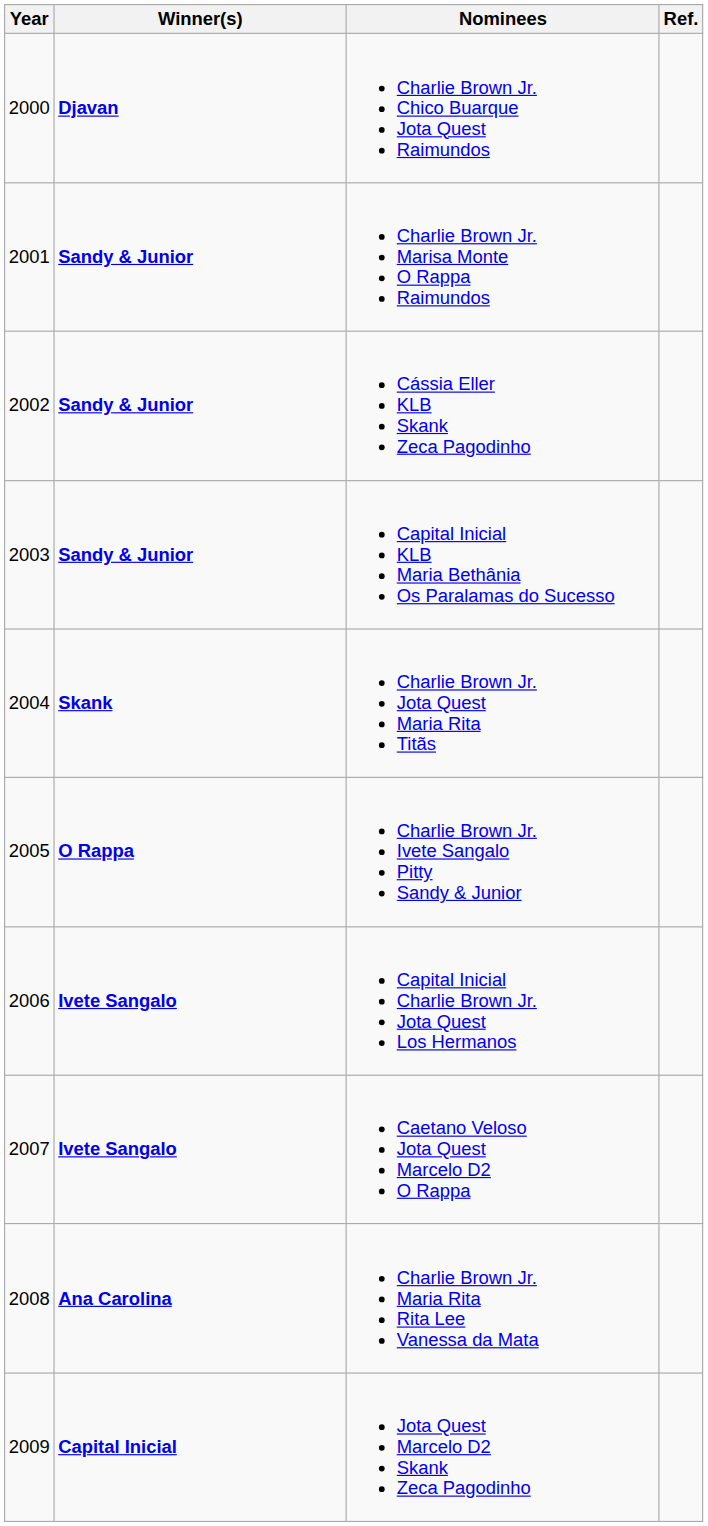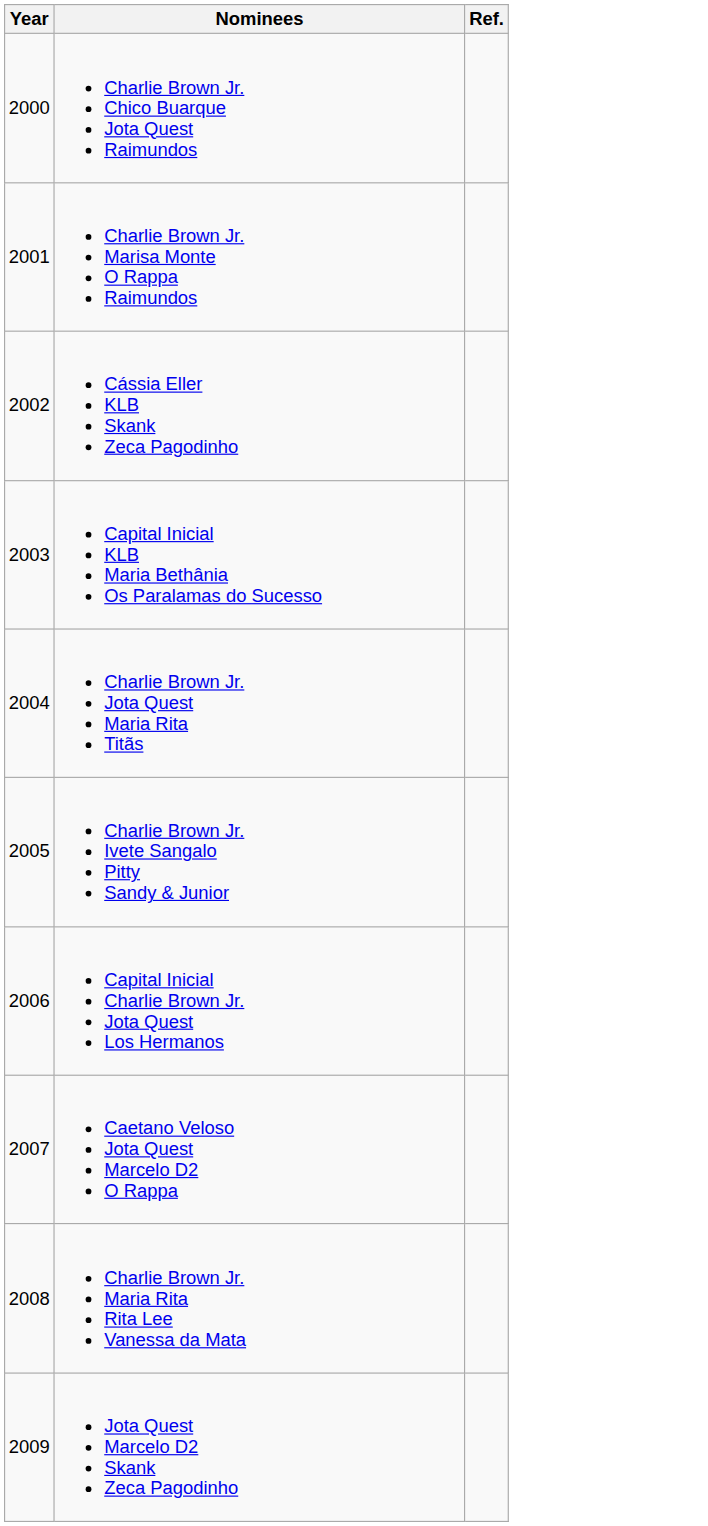- column: (200, 19)
